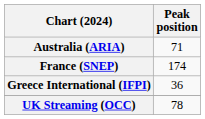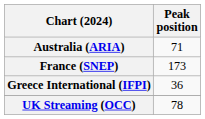(177, 66) 174 -> (177, 66) 173
